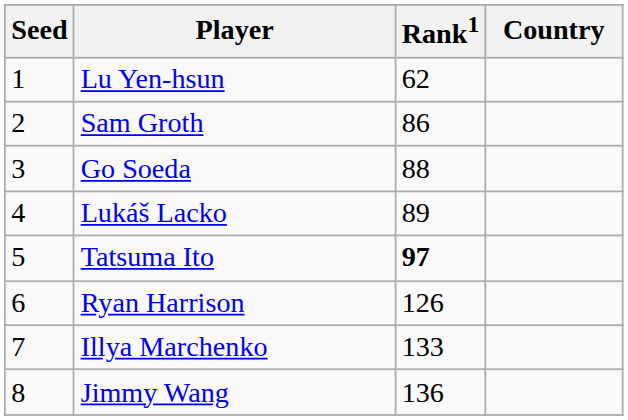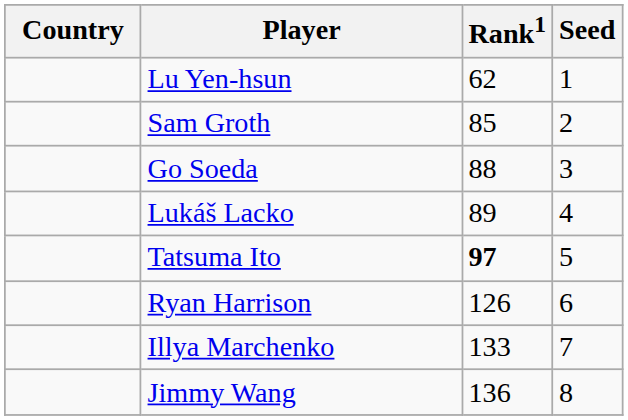columns swapped: (554, 30) <-> (40, 30)
(416, 123) 86 -> (483, 123) 85
